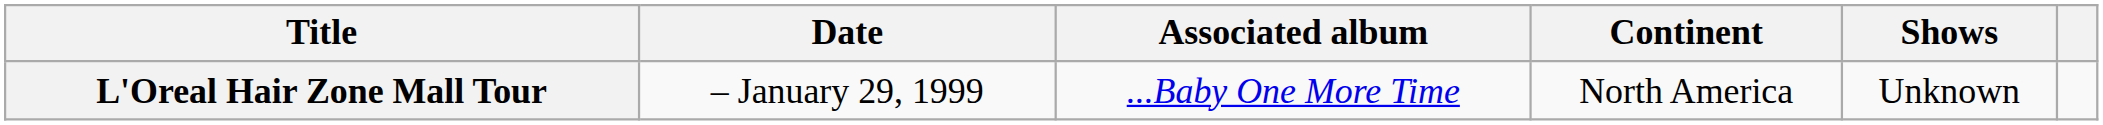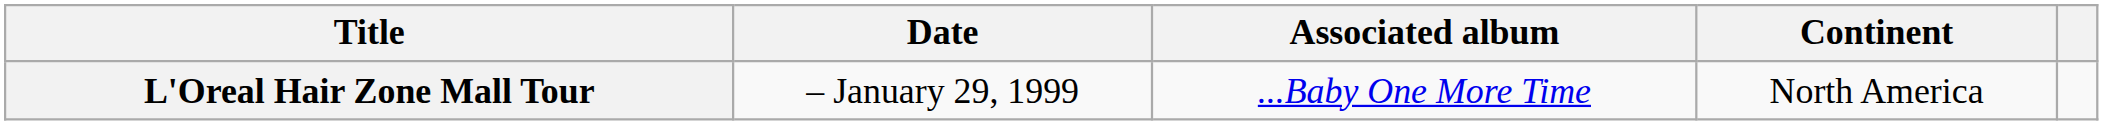- column: (1949, 32)
